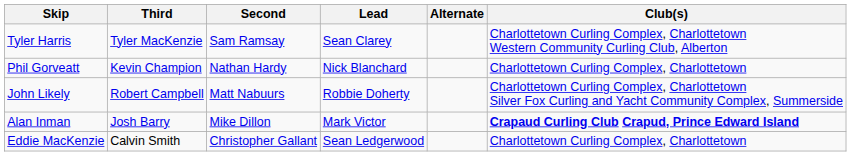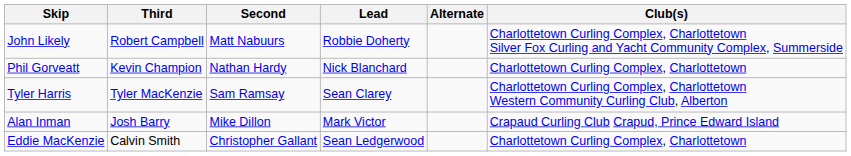rows swapped: (38, 94) <-> (39, 41)
(644, 121) bold -> (634, 121) normal
